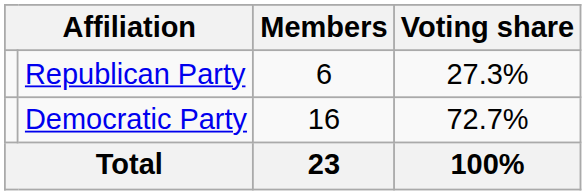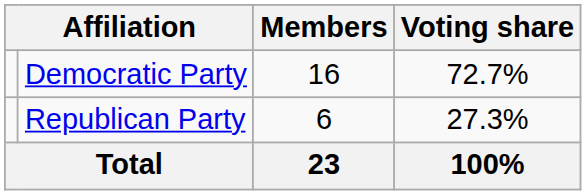rows swapped: (136, 119) <-> (135, 73)
